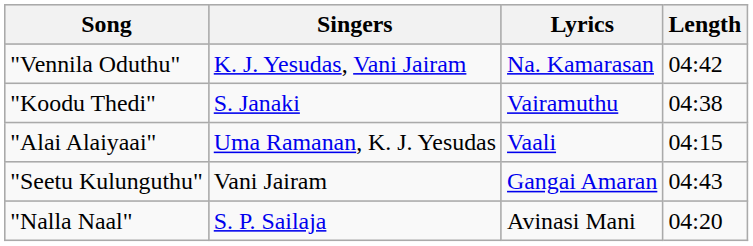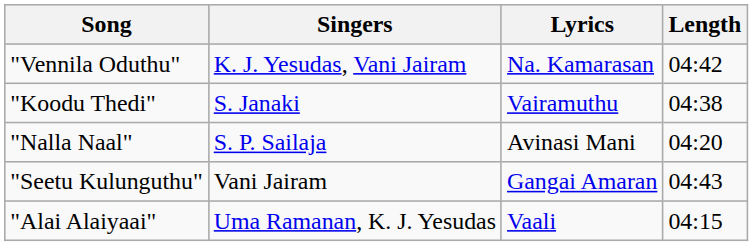rows swapped: (83, 142) <-> (71, 221)
